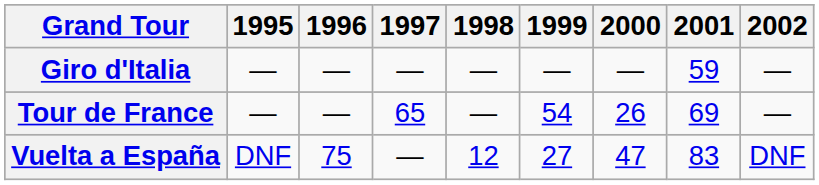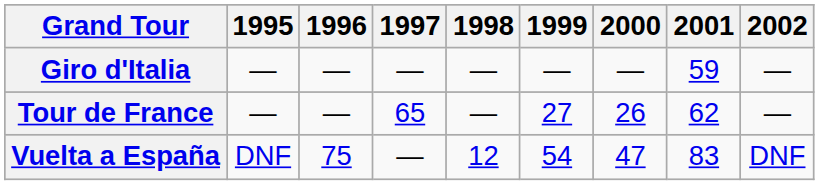(557, 112) 54 -> (557, 112) 27
(704, 112) 69 -> (704, 112) 62
(557, 156) 27 -> (557, 156) 54
